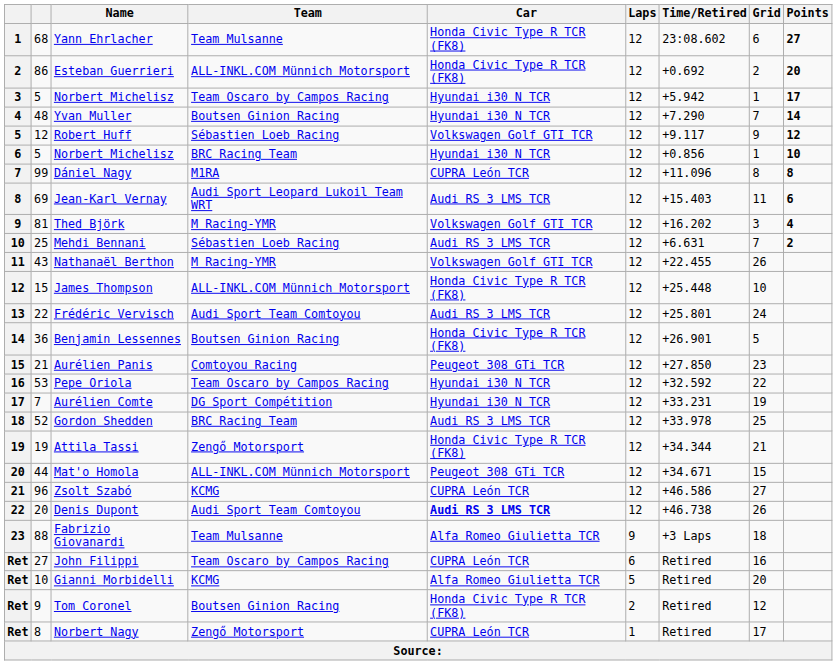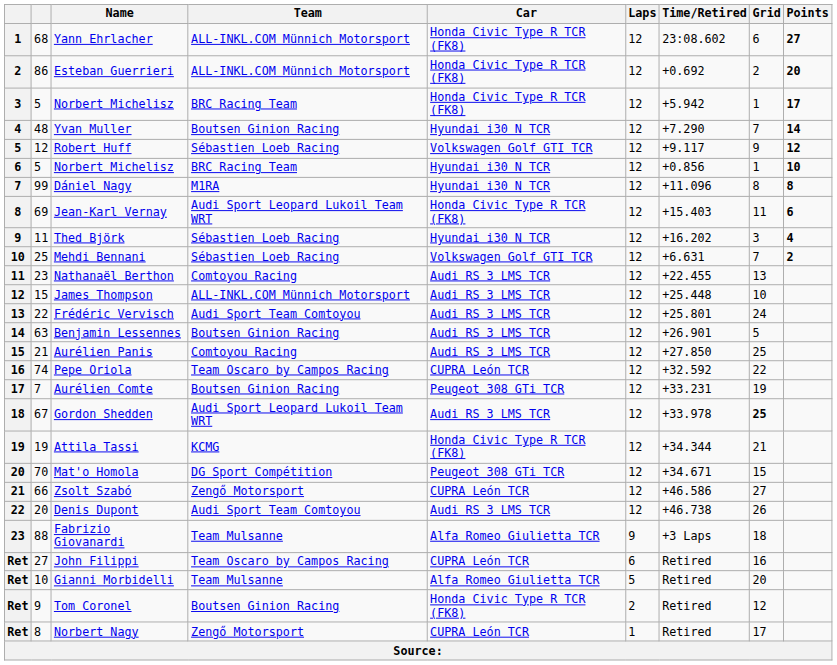(237, 40) Team Mulsanne -> (301, 40) ALL-INKL.COM Münnich Motorsport
(290, 98) Team Oscaro by Campos Racing -> (244, 104) BRC Racing Team
(490, 98) Hyundai i30 N TCR -> (508, 104) Honda Civic Type R TCR (FK8)
(480, 173) CUPRA León TCR -> (490, 187) Hyundai i30 N TCR
(490, 199) Audi RS 3 LMS TCR -> (508, 212) Honda Civic Type R TCR (FK8)
(41, 225) 81 -> (41, 238) 11
(233, 225) M Racing-YMR -> (265, 238) Sébastien Loeb Racing
(511, 225) Volkswagen Golf GTI TCR -> (490, 238) Hyundai i30 N TCR
(490, 244) Audi RS 3 LMS TCR -> (511, 257) Volkswagen Golf GTI TCR
(41, 263) 43 -> (41, 276) 23
(233, 263) M Racing-YMR -> (244, 276) Comtoyou Racing
(511, 263) Volkswagen Golf GTI TCR -> (490, 276) Audi RS 3 LMS TCR
(760, 263) 26 -> (760, 276) 13
(508, 288) Honda Civic Type R TCR (FK8) -> (490, 295) Audi RS 3 LMS TCR
(41, 339) 36 -> (41, 333) 63
(508, 339) Honda Civic Type R TCR (FK8) -> (490, 333) Audi RS 3 LMS TCR
(497, 365) Peugeot 308 GTi TCR -> (490, 352) Audi RS 3 LMS TCR
(760, 365) 23 -> (760, 352) 25
(41, 384) 53 -> (41, 371) 74
(490, 384) Hyundai i30 N TCR -> (480, 371) CUPRA León TCR
(262, 403) DG Sport Compétition -> (265, 389) Boutsen Ginion Racing
(490, 403) Hyundai i30 N TCR -> (497, 389) Peugeot 308 GTi TCR
(41, 422) 52 -> (41, 415) 67
(244, 422) BRC Racing Team -> (297, 415) Audi Sport Leopard Lukoil Team WRT
(760, 422) normal -> (760, 415) bold
(248, 447) Zengő Motorsport -> (205, 447) KCMG
(41, 473) 44 -> (41, 473) 70
(301, 473) ALL-INKL.COM Münnich Motorsport -> (262, 473) DG Sport Compétition
(41, 492) 96 -> (41, 492) 66
(205, 492) KCMG -> (248, 492) Zengő Motorsport
(490, 511) bold -> (490, 511) normal
(205, 581) KCMG -> (237, 581) Team Mulsanne
